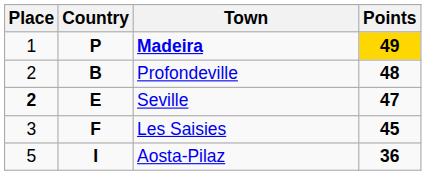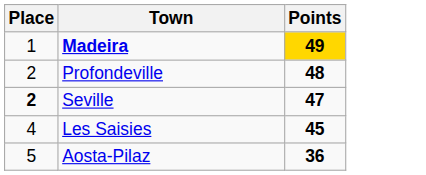- column: (96, 18)
(31, 128) 3 -> (31, 128) 4
